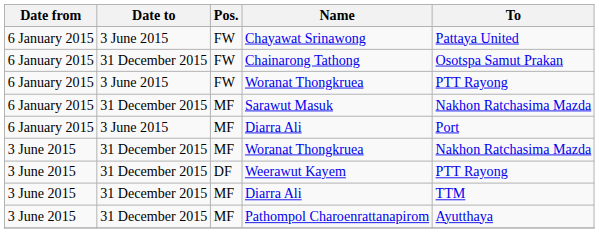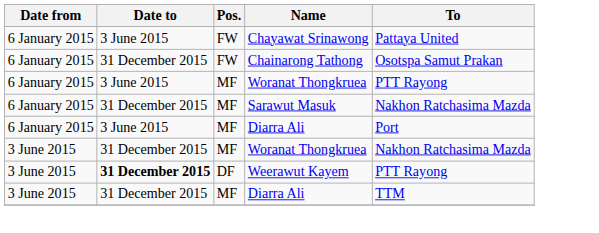(224, 82) FW -> (227, 82) MF
(154, 171) normal -> (155, 171) bold
- row: (42, 216)
